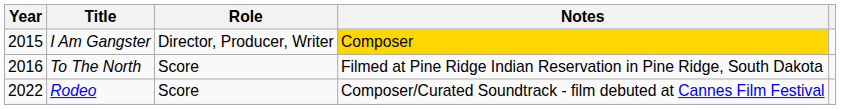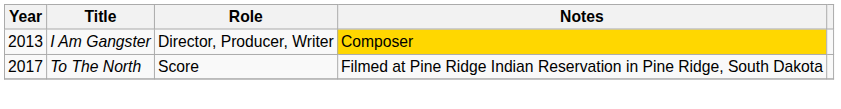(26, 41) 2015 -> (26, 41) 2013
(26, 66) 2016 -> (26, 66) 2017
- row: (73, 91)
